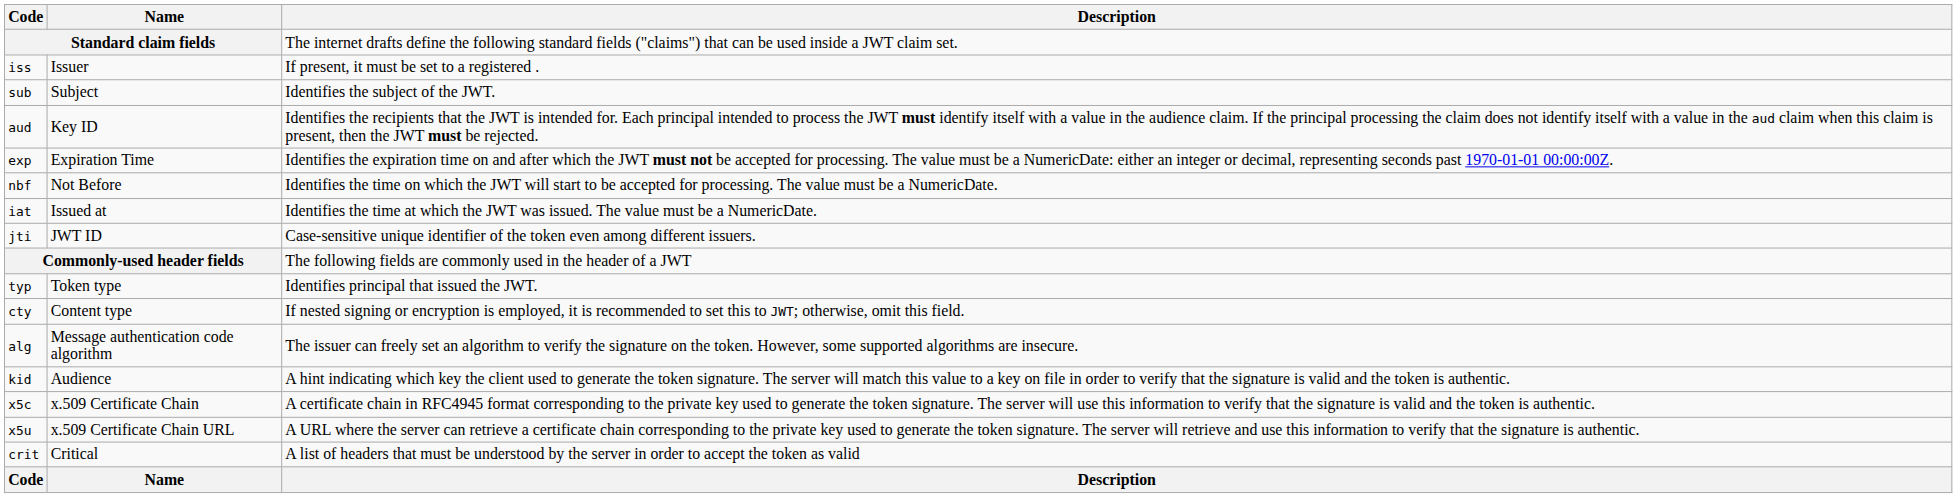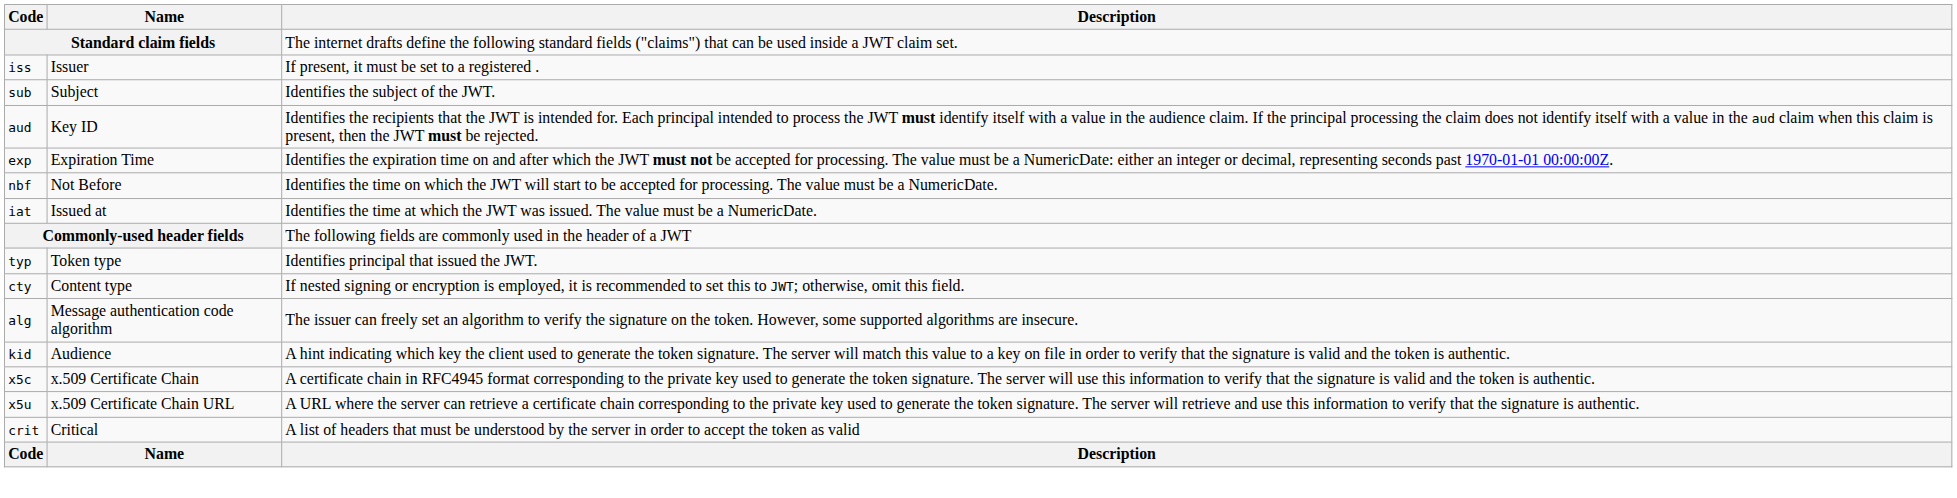- row: (20, 236)
